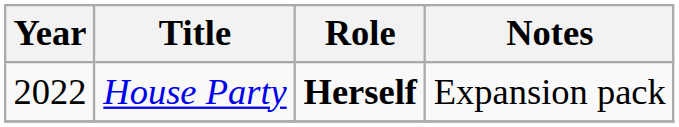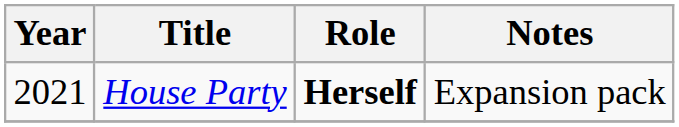(50, 91) 2022 -> (50, 91) 2021
